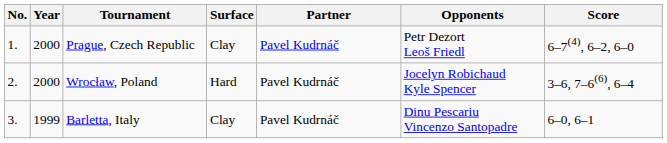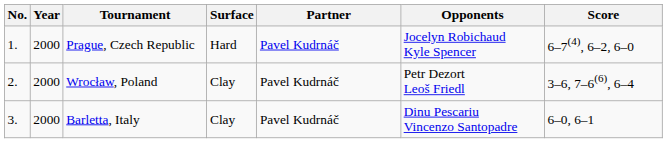(223, 44) Clay -> (223, 44) Hard
(434, 44) Petr Dezort Leoš Friedl -> (455, 44) Jocelyn Robichaud Kyle Spencer
(223, 81) Hard -> (223, 81) Clay
(455, 81) Jocelyn Robichaud Kyle Spencer -> (434, 81) Petr Dezort Leoš Friedl
(47, 118) 1999 -> (47, 118) 2000
